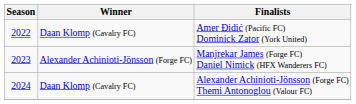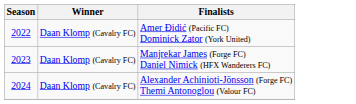(116, 59) Alexander Achinioti-Jönsson (Forge FC) -> (88, 59) Daan Klomp (Cavalry FC)
